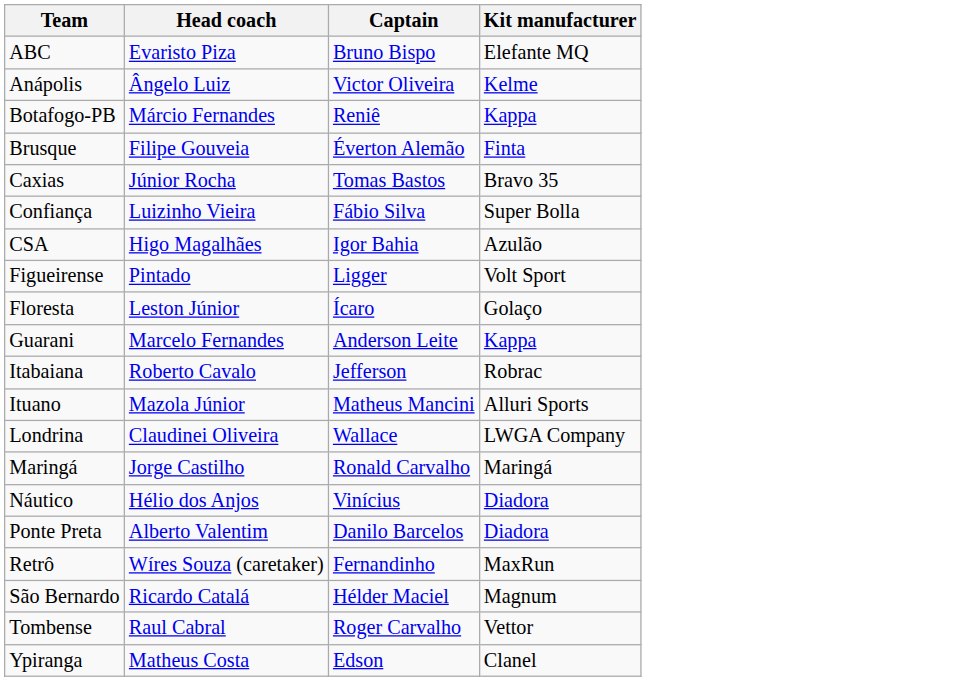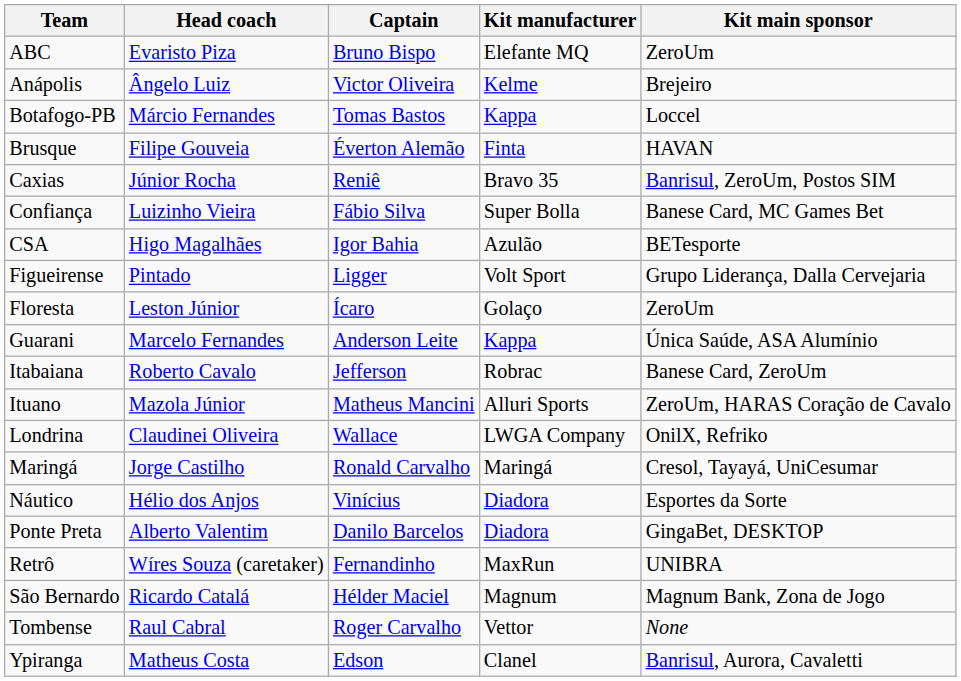+ column: (798, 20)
(356, 116) Reniê -> (389, 116) Tomas Bastos
(389, 180) Tomas Bastos -> (356, 180) Reniê
